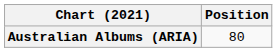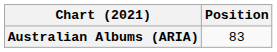(237, 37) 80 -> (237, 37) 83
